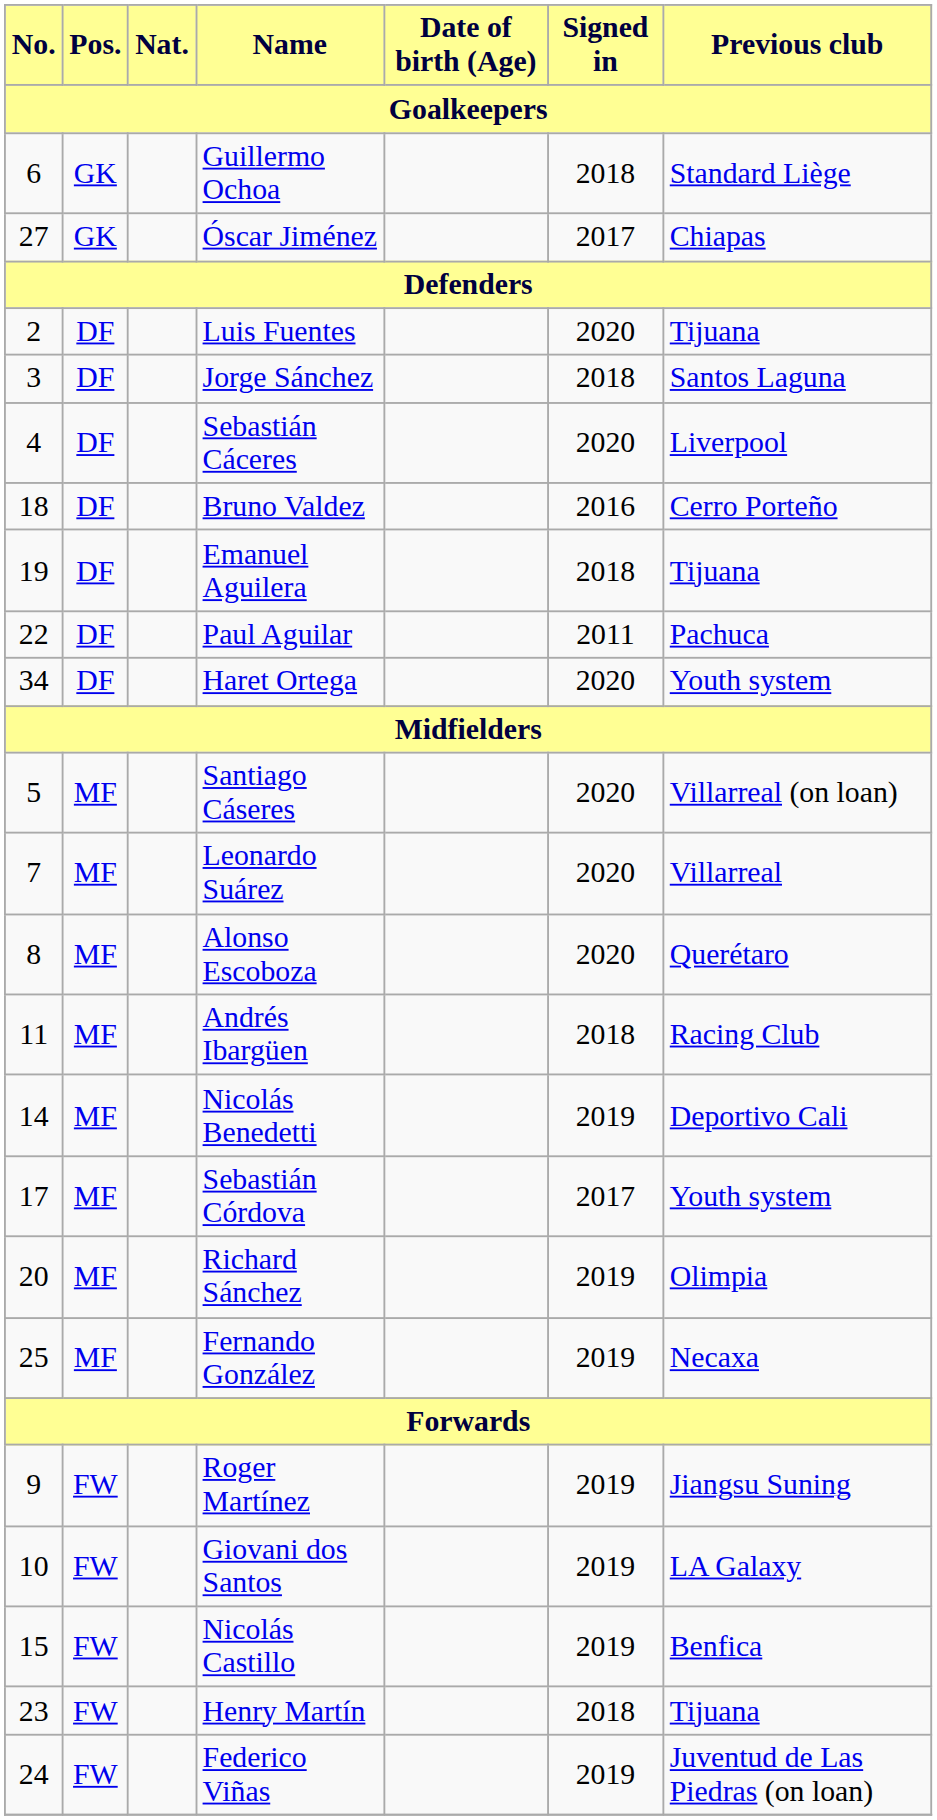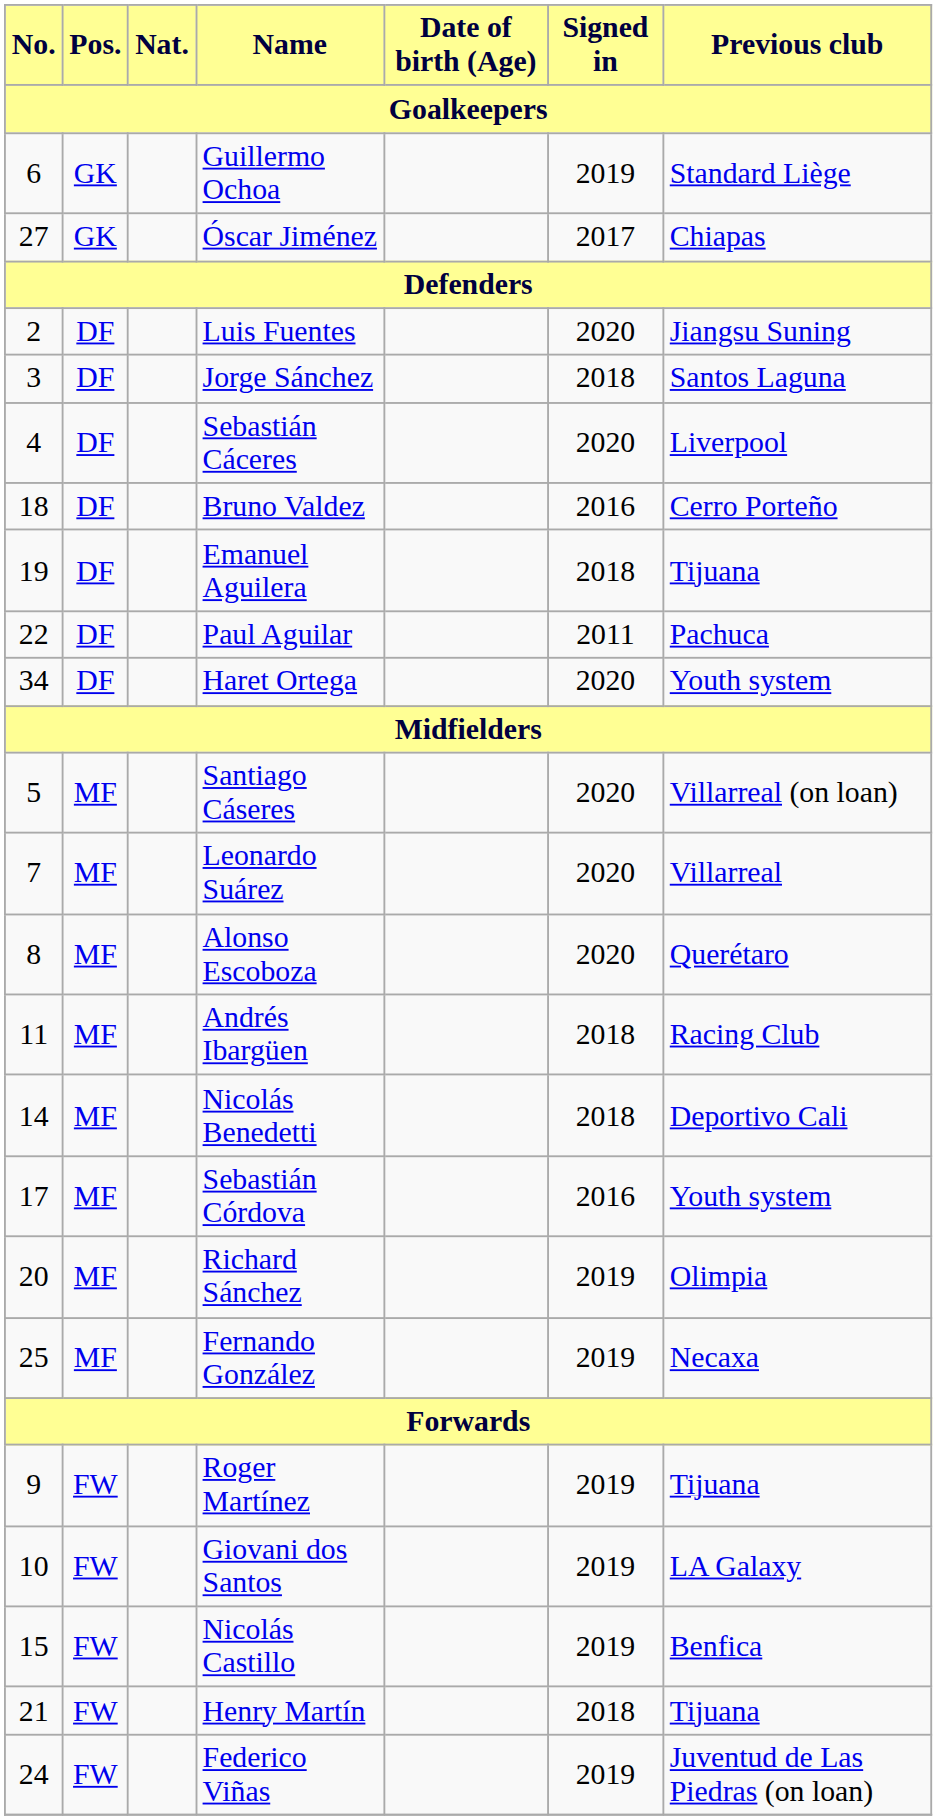(605, 172) 2018 -> (605, 172) 2019
(715, 331) Tijuana -> (760, 331) Jiangsu Suning
(605, 1115) 2019 -> (605, 1115) 2018
(605, 1195) 2017 -> (605, 1195) 2016
(760, 1484) Jiangsu Suning -> (715, 1484) Tijuana
(34, 1710) 23 -> (34, 1710) 21
